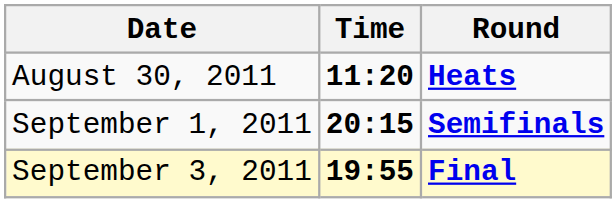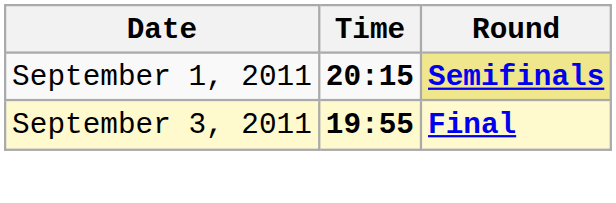- row: (144, 77)
(516, 125) no background -> (516, 77) khaki background
